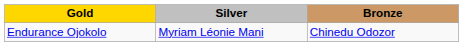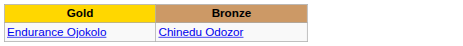- column: (231, 13)
